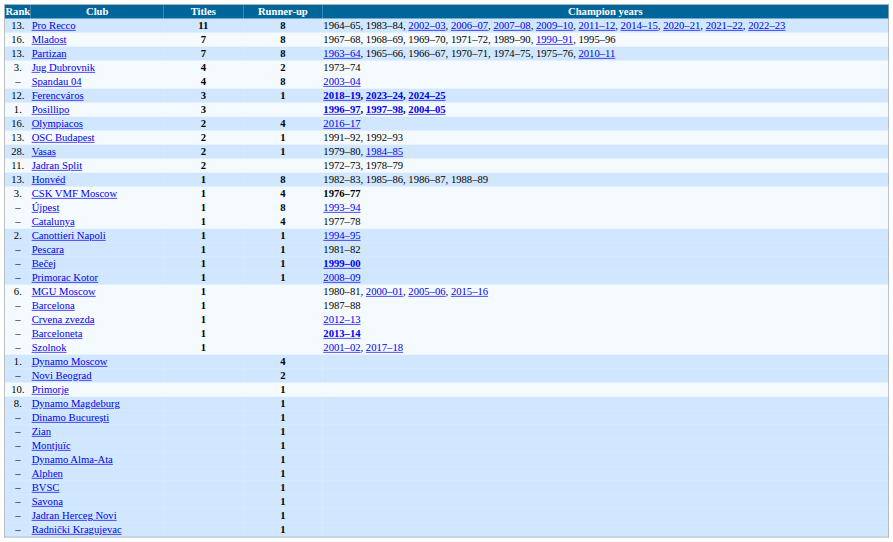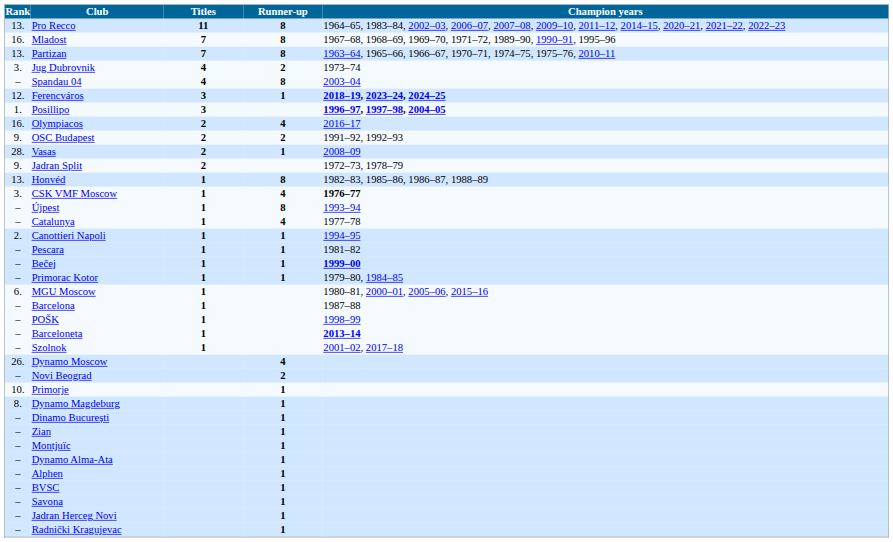(18, 137) 13. -> (18, 137) 9.
(283, 137) 1 -> (283, 137) 2
(363, 151) 1979–80, 1984–85 -> (342, 151) 2008–09
(18, 165) 11. -> (18, 165) 9.
(342, 277) 2008–09 -> (363, 277) 1979–80, 1984–85
+ row: (45, 319)
- row: (63, 319)
(18, 361) 1. -> (18, 361) 26.
